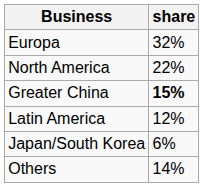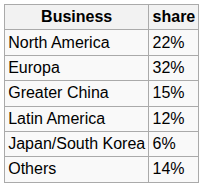rows swapped: (34, 42) <-> (59, 67)
(169, 93) bold -> (169, 93) normal
